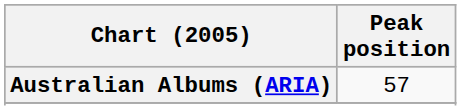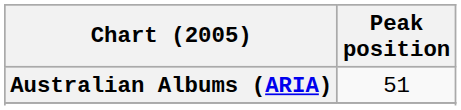(397, 85) 57 -> (397, 85) 51
